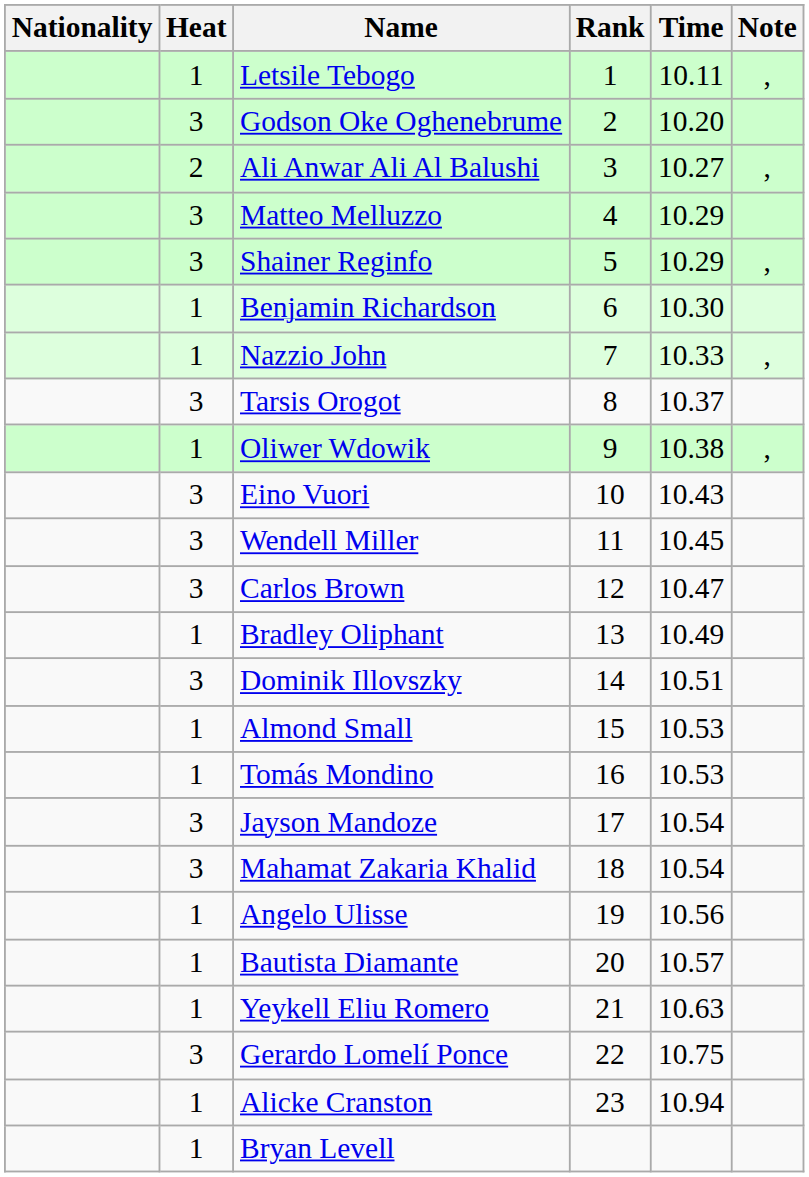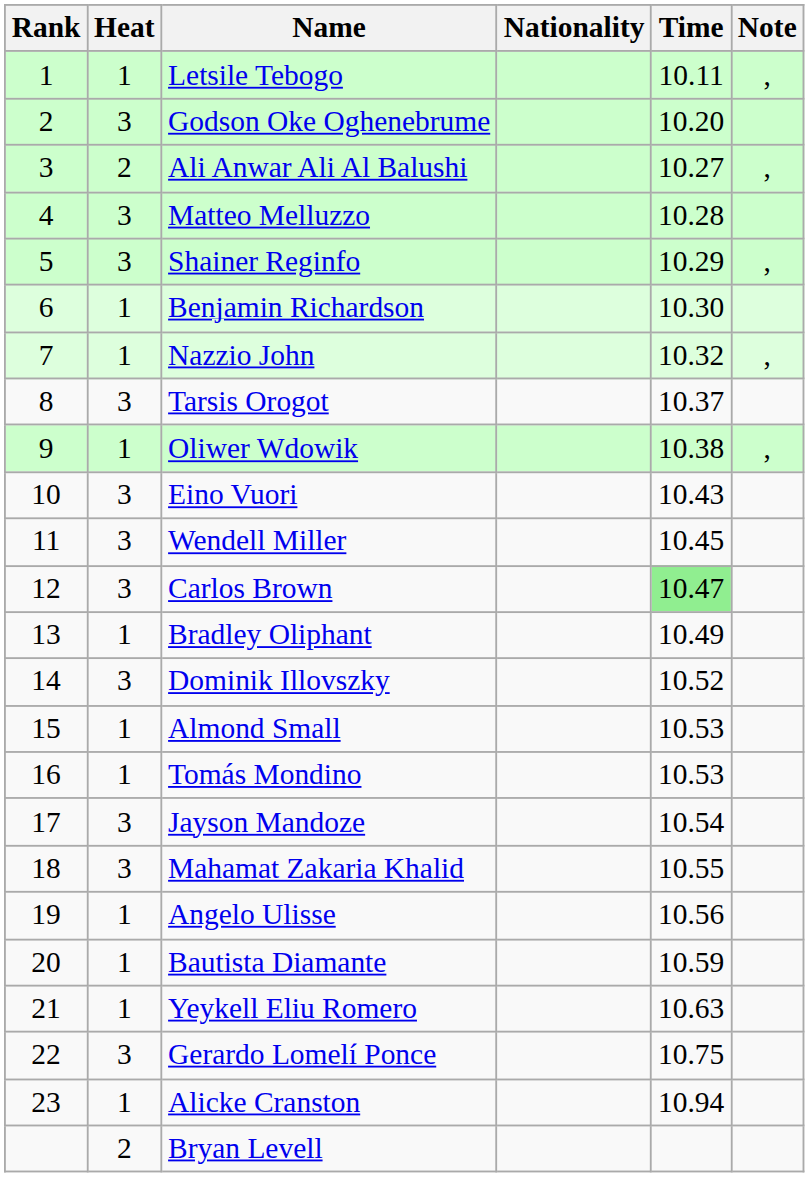columns swapped: (610, 27) <-> (82, 27)
(691, 214) 10.29 -> (691, 214) 10.28
(691, 354) 10.33 -> (691, 354) 10.32
(691, 588) no background -> (691, 588) lightgreen background
(691, 681) 10.51 -> (691, 681) 10.52
(691, 868) 10.54 -> (691, 868) 10.55
(691, 961) 10.57 -> (691, 961) 10.59
(196, 1148) 1 -> (124, 1148) 2
